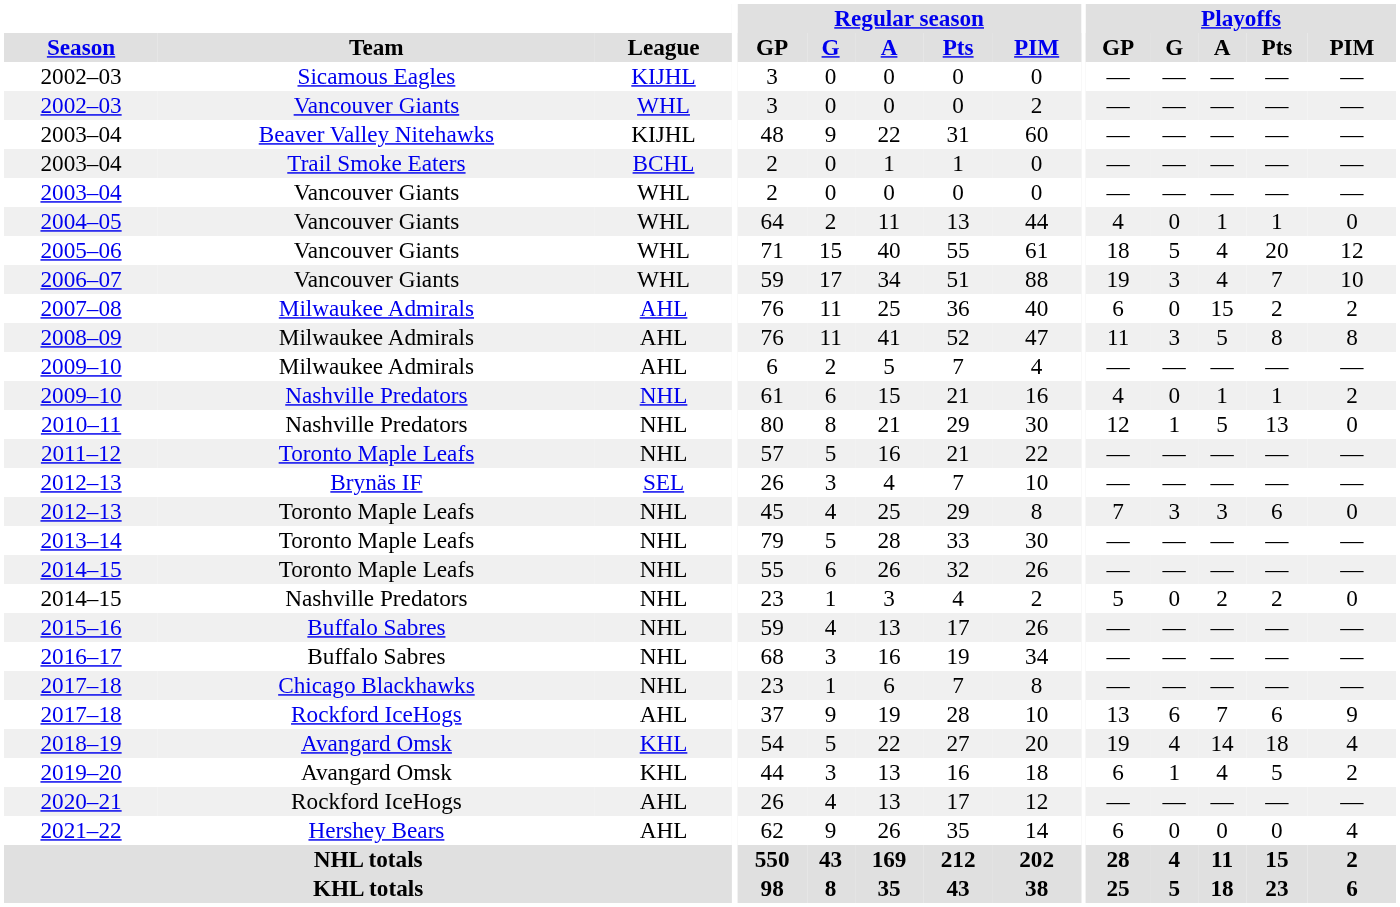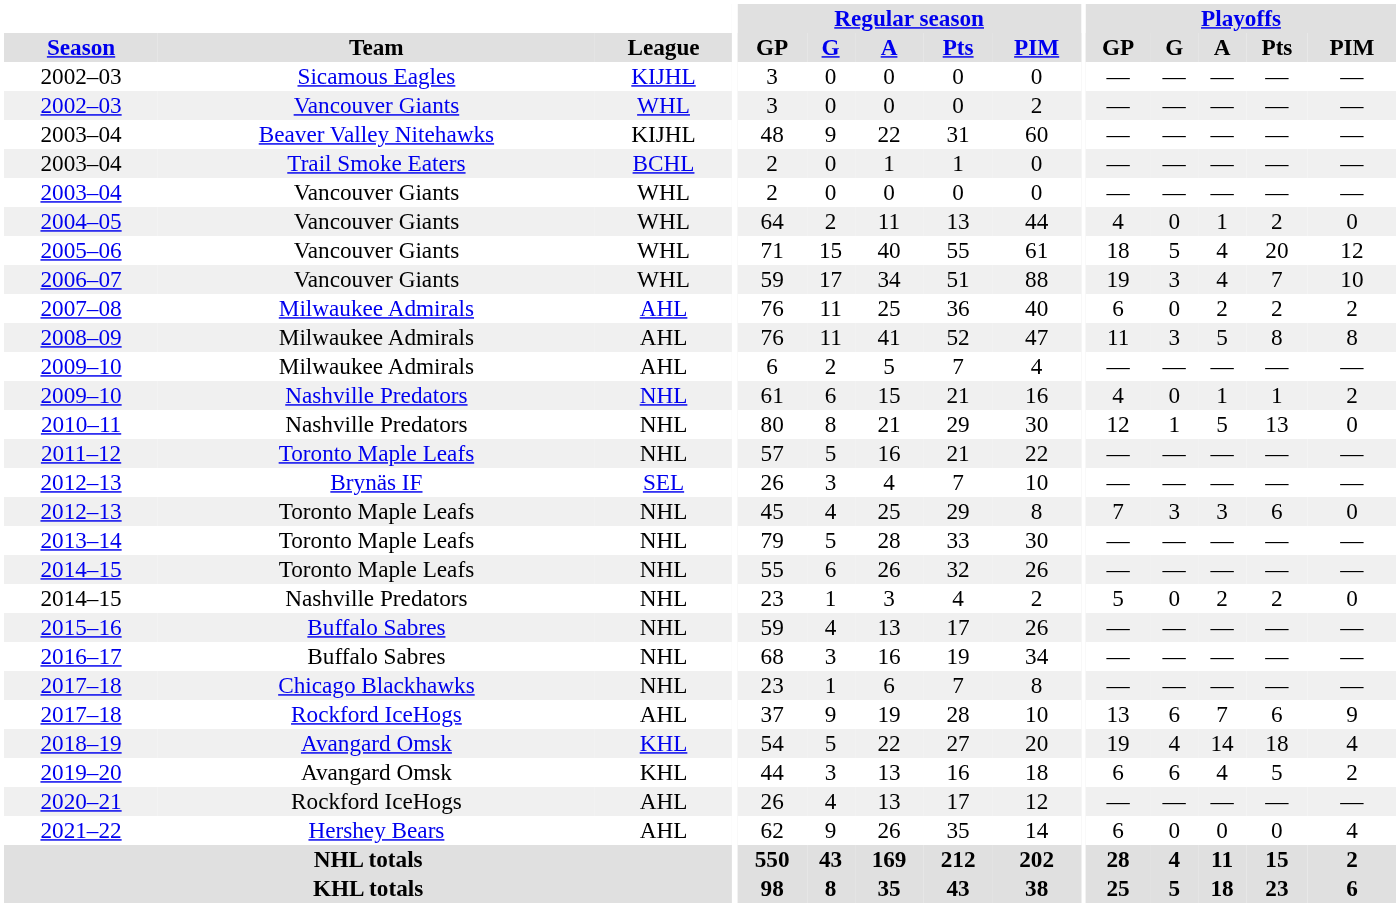(1277, 221) 1 -> (1277, 221) 2
(1222, 308) 15 -> (1222, 308) 2
(1174, 772) 1 -> (1174, 772) 6
